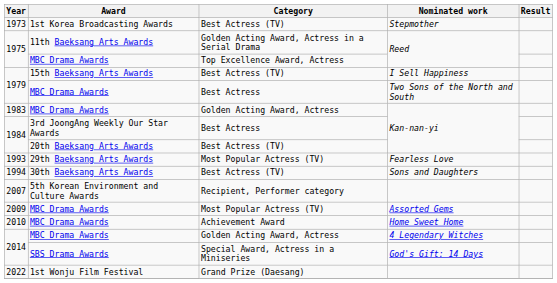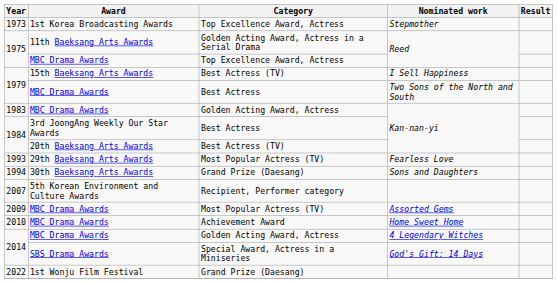(243, 24) Best Actress (TV) -> (272, 24) Top Excellence Award, Actress
(243, 173) Best Actress (TV) -> (253, 173) Grand Prize (Daesang)
